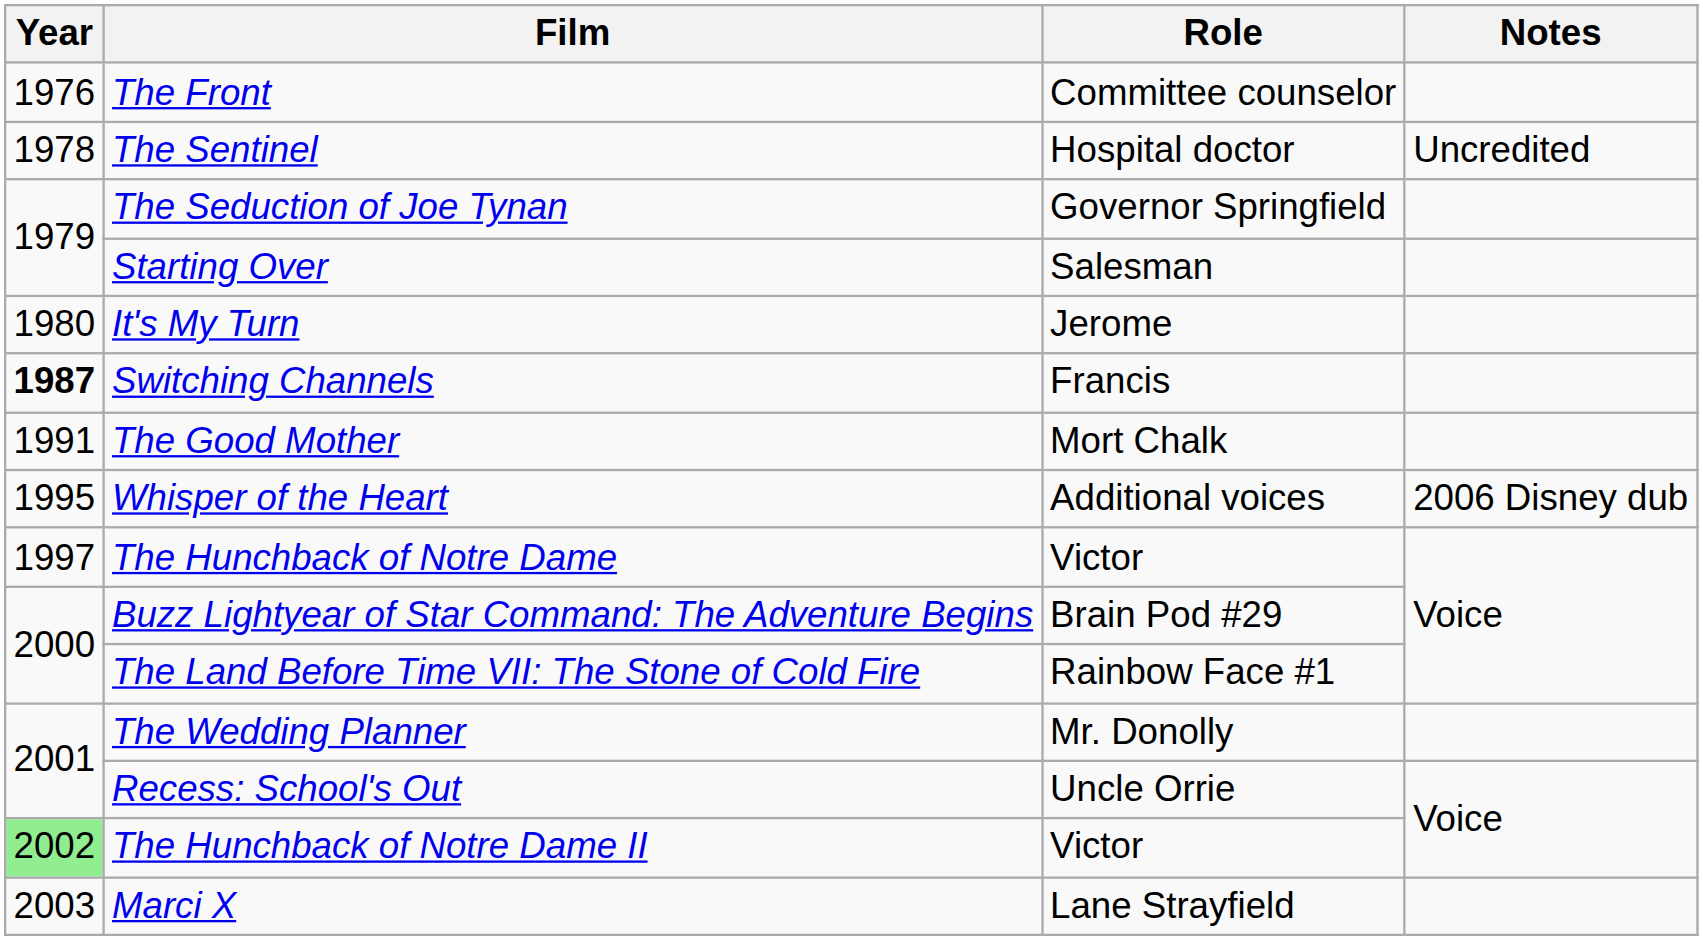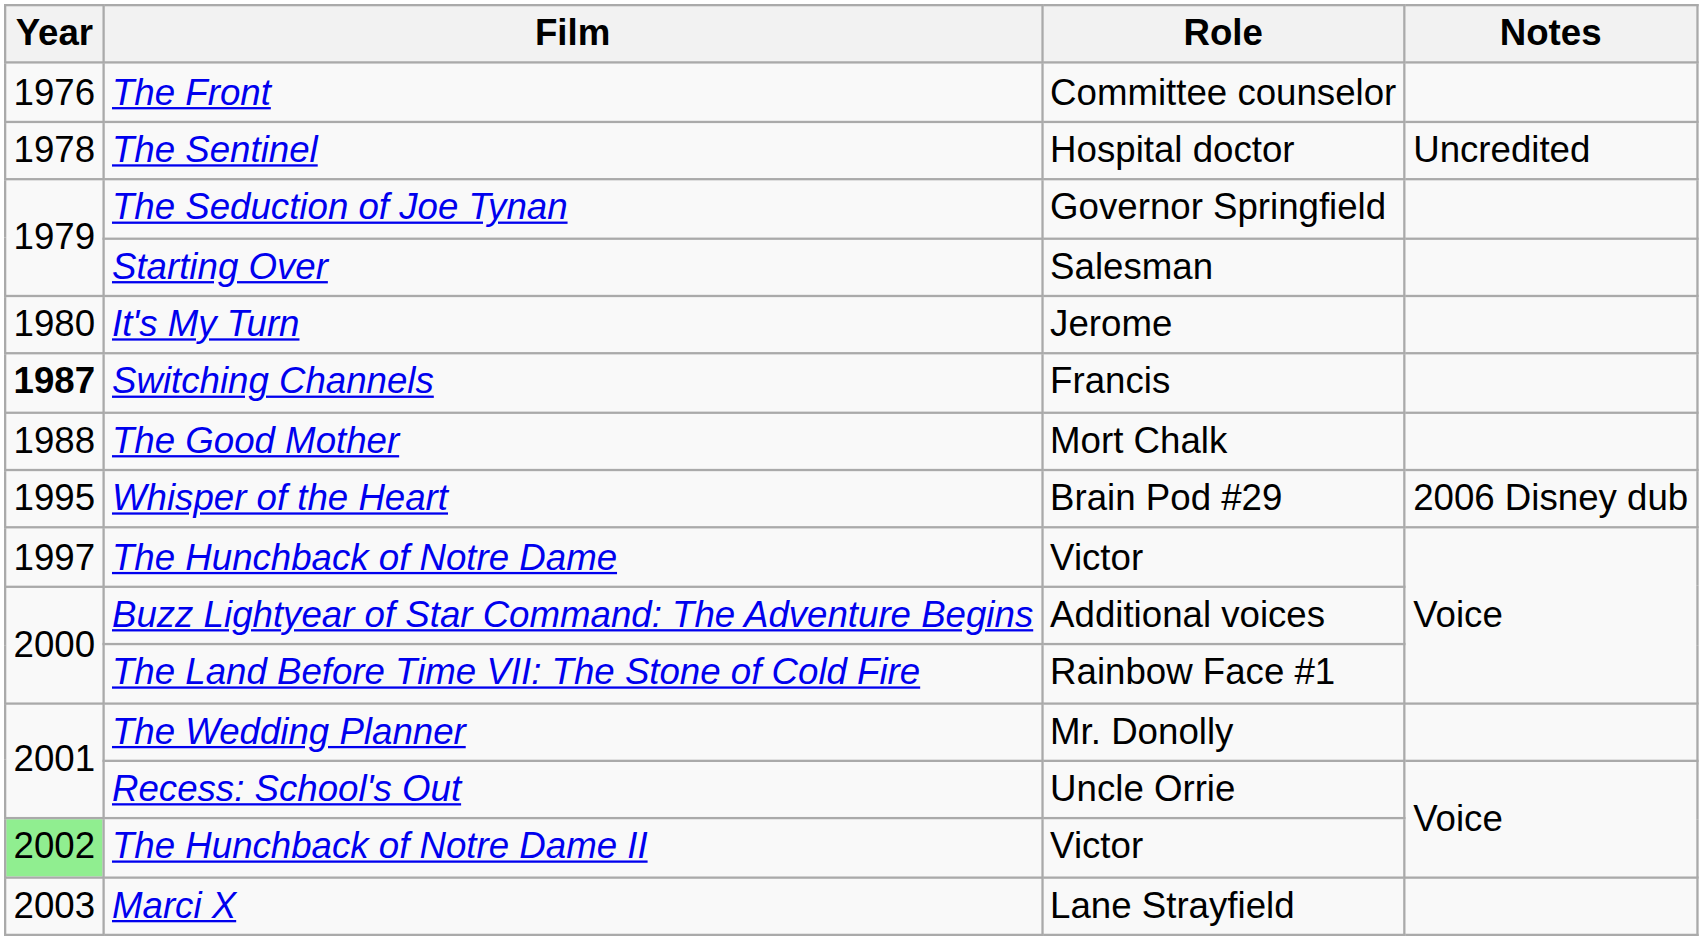(54, 440) 1991 -> (54, 440) 1988
(1188, 498) Additional voices -> (1166, 498) Brain Pod #29
(1166, 614) Brain Pod #29 -> (1188, 614) Additional voices
